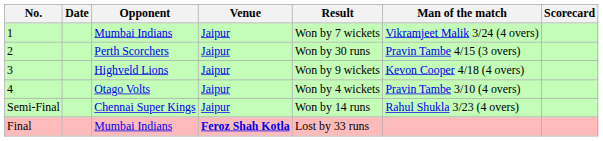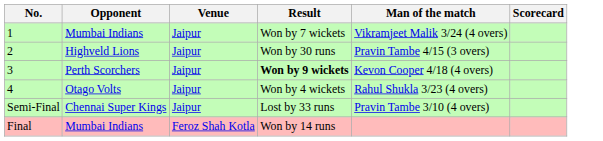- column: (77, 13)
(132, 51) Perth Scorchers -> (102, 51) Highveld Lions
(131, 70) Highveld Lions -> (102, 70) Perth Scorchers
(338, 70) normal -> (304, 70) bold
(453, 88) Pravin Tambe 3/10 (4 overs) -> (421, 88) Rahul Shukla 3/23 (4 overs)
(333, 107) Won by 14 runs -> (297, 107) Lost by 33 runs
(452, 107) Rahul Shukla 3/23 (4 overs) -> (422, 107) Pravin Tambe 3/10 (4 overs)
(245, 126) bold -> (213, 126) normal
(332, 126) Lost by 33 runs -> (298, 126) Won by 14 runs
